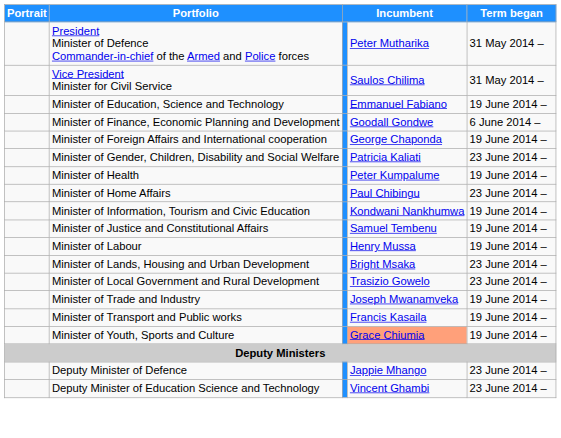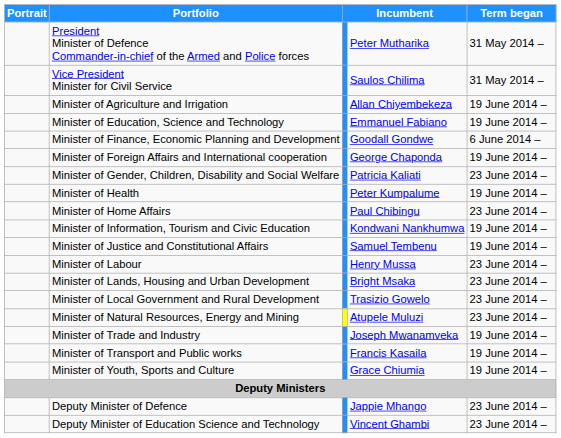+ row: (140, 104)
(508, 246) 19 June 2014 – -> (508, 264) 23 June 2014 –
+ row: (175, 317)
(387, 335) lightsalmon background -> (387, 370) no background
